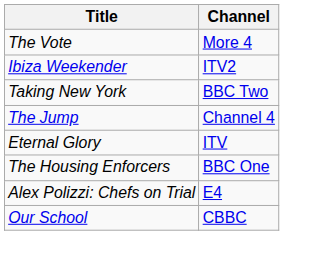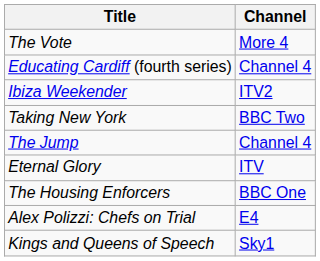+ row: (120, 67)
+ row: (111, 243)
- row: (48, 218)
